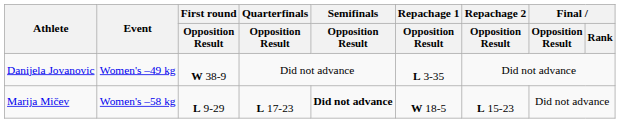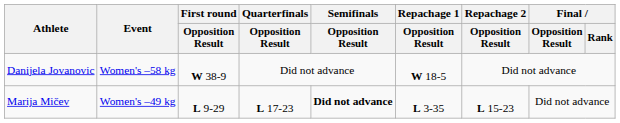(138, 70) Women's –49 kg -> (138, 70) Women's –58 kg
(429, 76) L 3-35 -> (429, 76) W 18-5
(138, 102) Women's –58 kg -> (138, 102) Women's –49 kg
(429, 109) W 18-5 -> (429, 109) L 3-35
